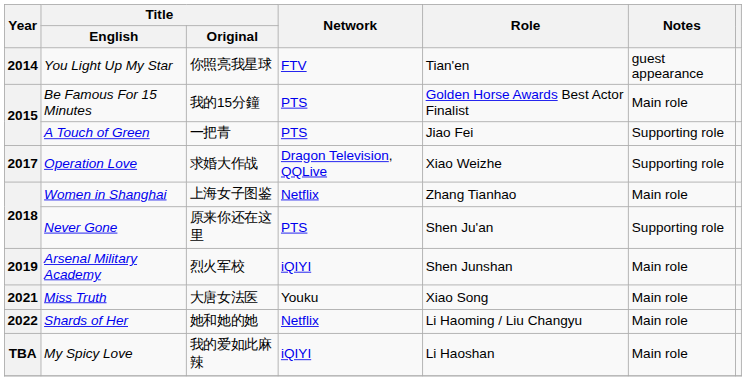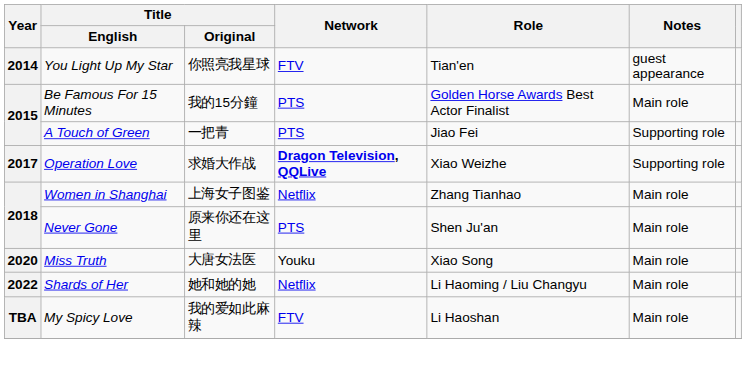(337, 163) normal -> (338, 163) bold
(678, 227) Supporting role -> (661, 227) Main role
- row: (91, 266)
(23, 297) 2021 -> (23, 260) 2020
(296, 354) iQIYI -> (291, 317) FTV
